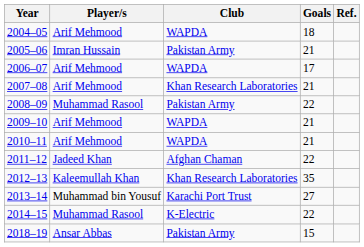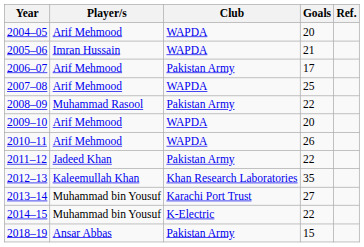(309, 31) 18 -> (309, 31) 20
(201, 50) Pakistan Army -> (187, 50) WAPDA
(187, 68) WAPDA -> (201, 68) Pakistan Army
(232, 86) Khan Research Laboratories -> (187, 86) WAPDA
(309, 86) 21 -> (309, 86) 25
(309, 123) 21 -> (309, 123) 20
(309, 141) 21 -> (309, 141) 26
(204, 159) Afghan Chaman -> (201, 159) Pakistan Army
(98, 214) Muhammad Rasool -> (107, 214) Muhammad bin Yousuf
